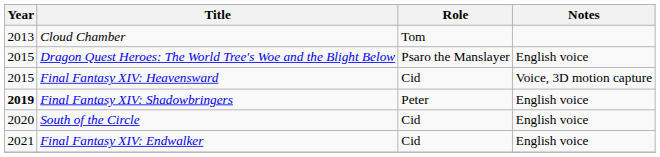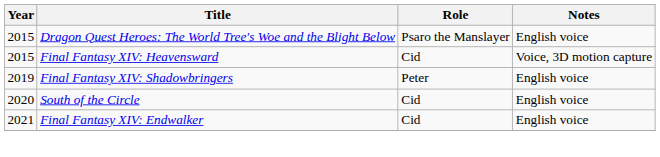- row: (83, 36)
(21, 99) bold -> (21, 78) normal
